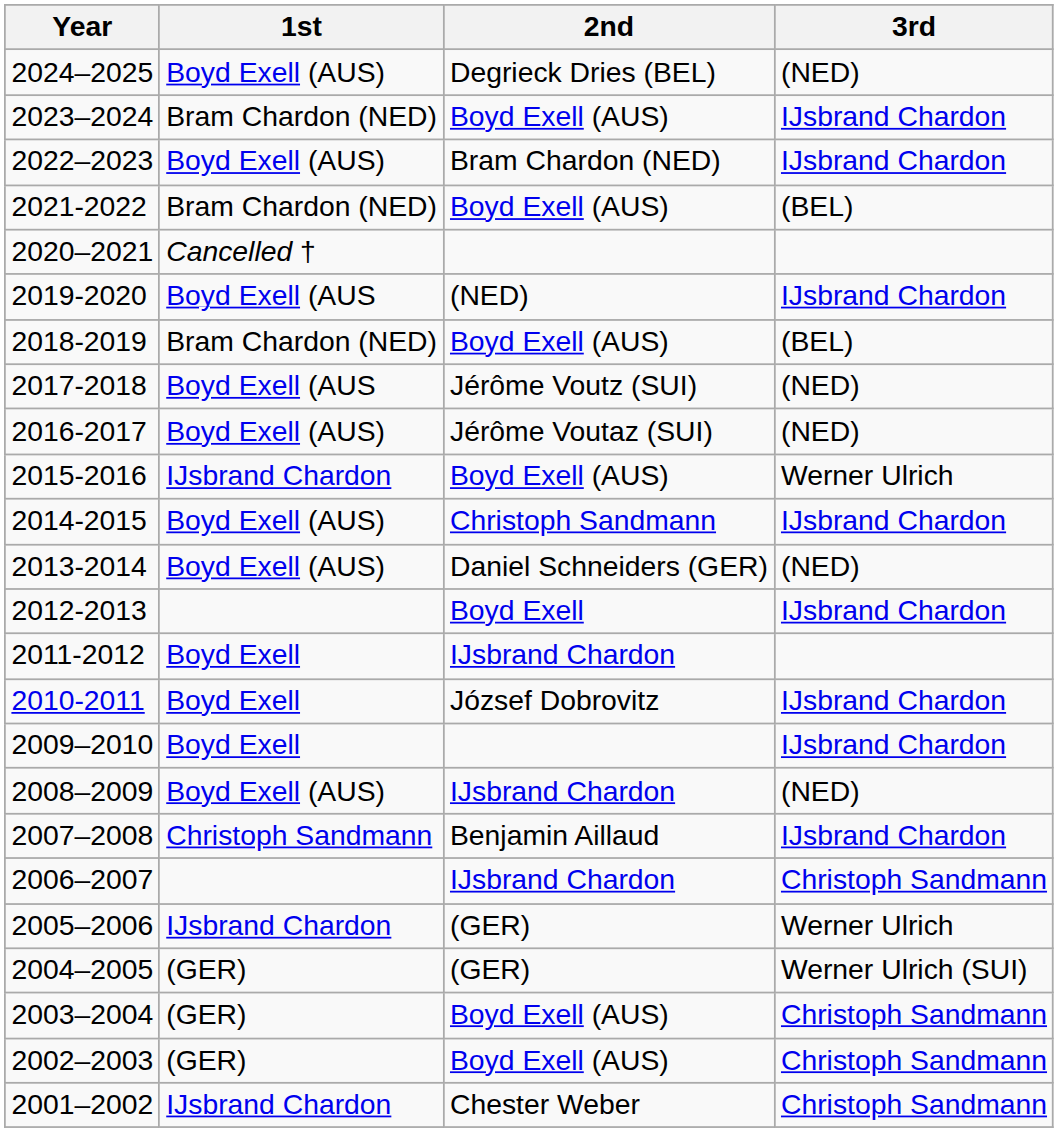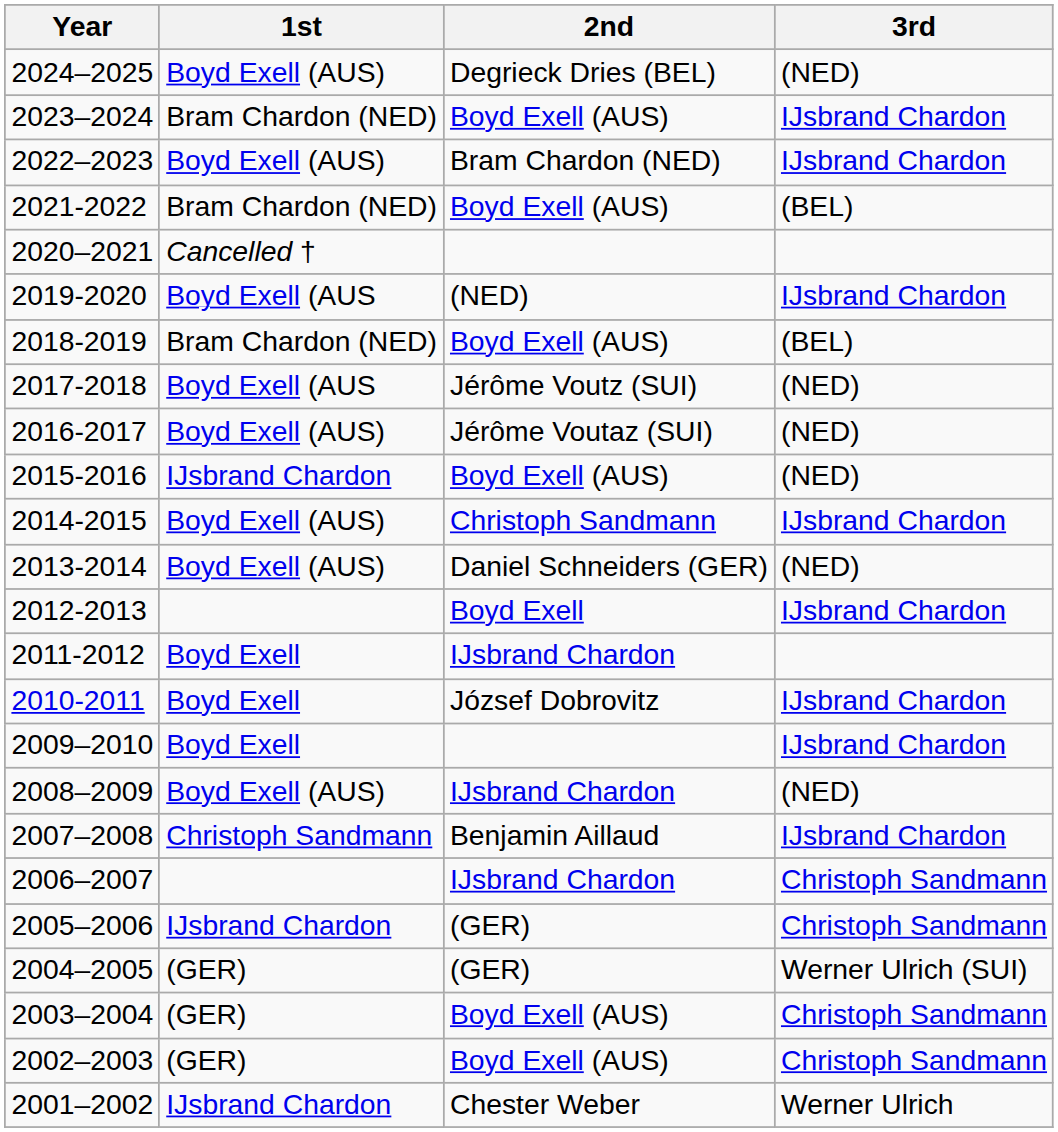(867, 476) Werner Ulrich -> (820, 476) (NED)
(867, 925) Werner Ulrich -> (914, 925) Christoph Sandmann
(914, 1104) Christoph Sandmann -> (867, 1104) Werner Ulrich
